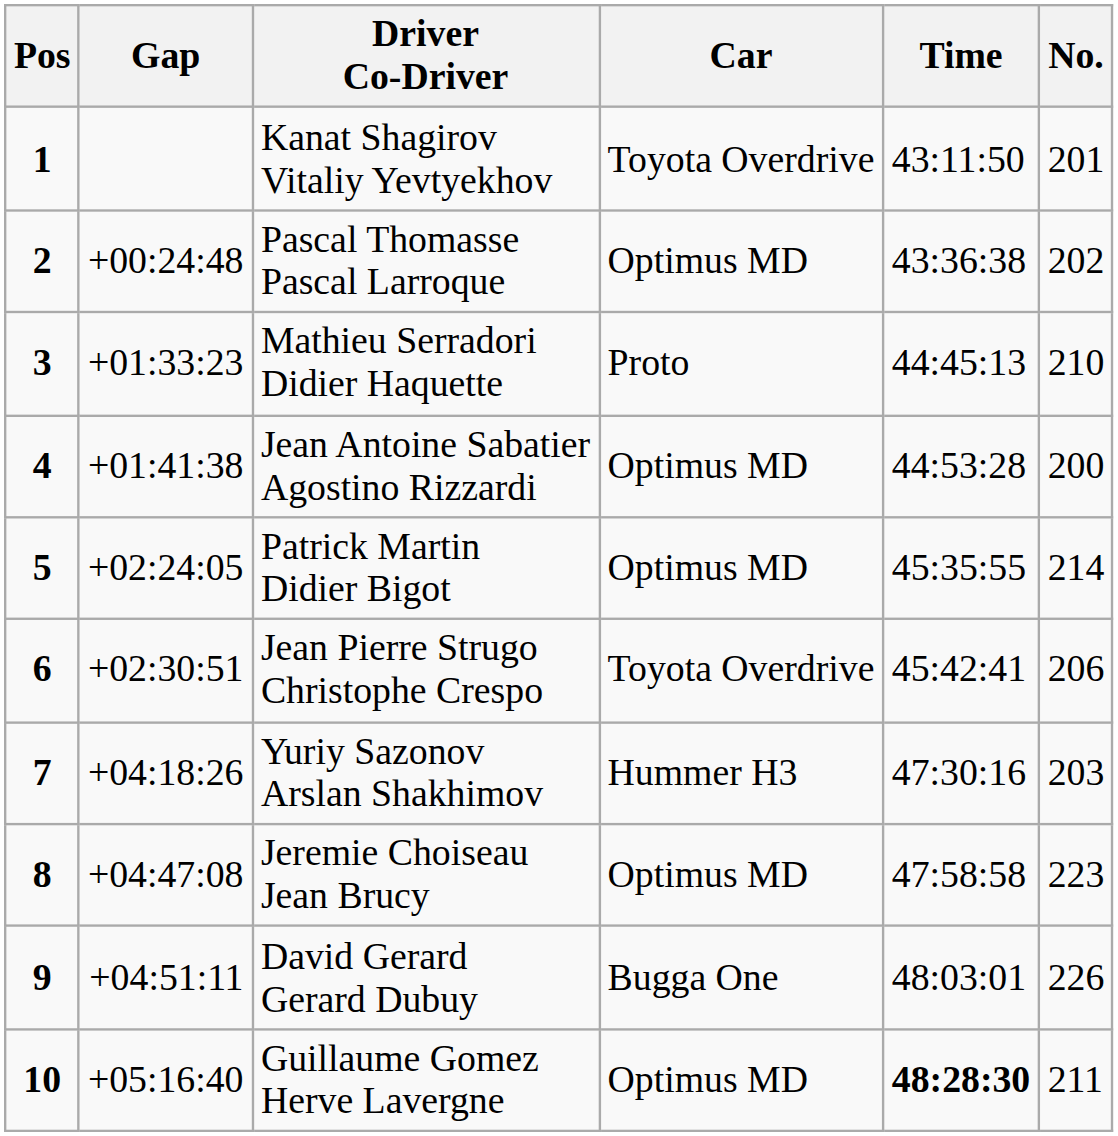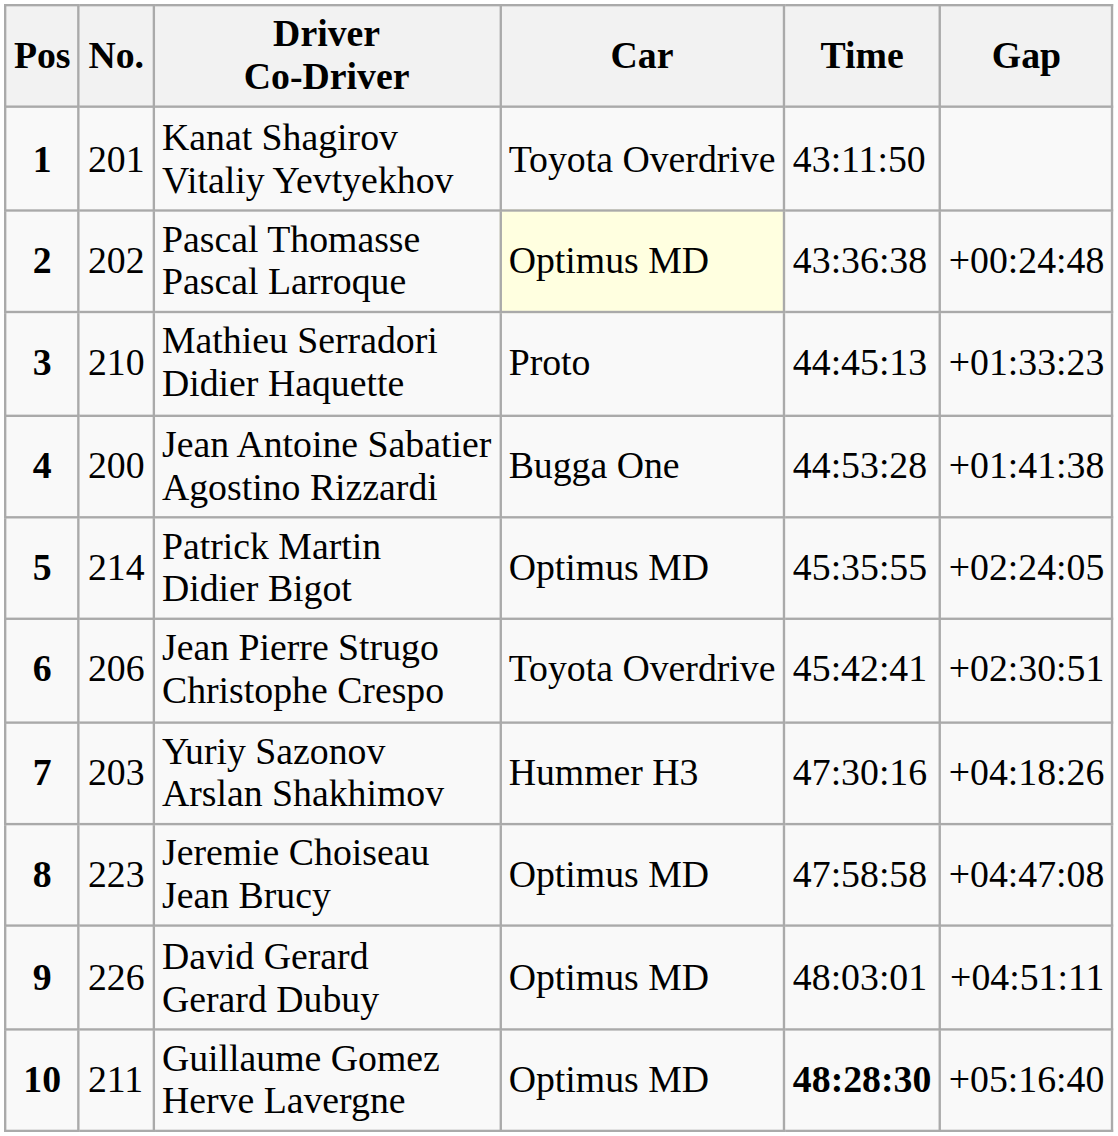columns swapped: (1076, 55) <-> (166, 55)
(708, 260) no background -> (609, 260) lightyellow background
(708, 465) Optimus MD -> (594, 465) Bugga One
(693, 976) Bugga One -> (609, 976) Optimus MD
